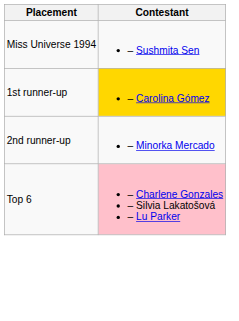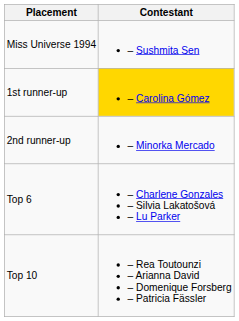(162, 205) pink background -> (166, 205) no background
+ row: (22, 276)
